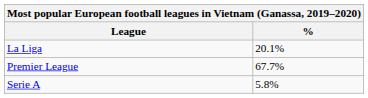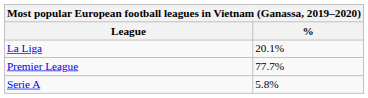(270, 66) 67.7% -> (270, 66) 77.7%
